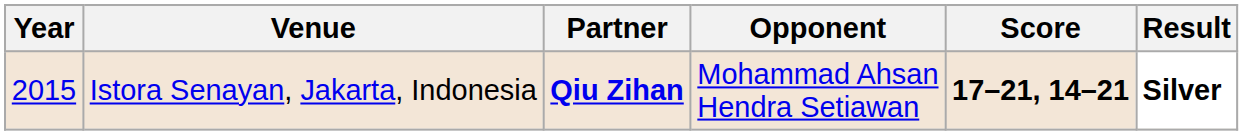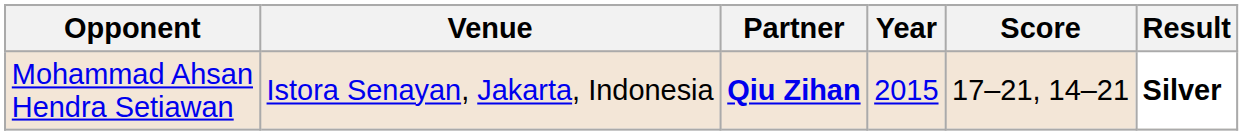columns swapped: (44, 28) <-> (818, 28)
(1041, 90) bold -> (1041, 90) normal
